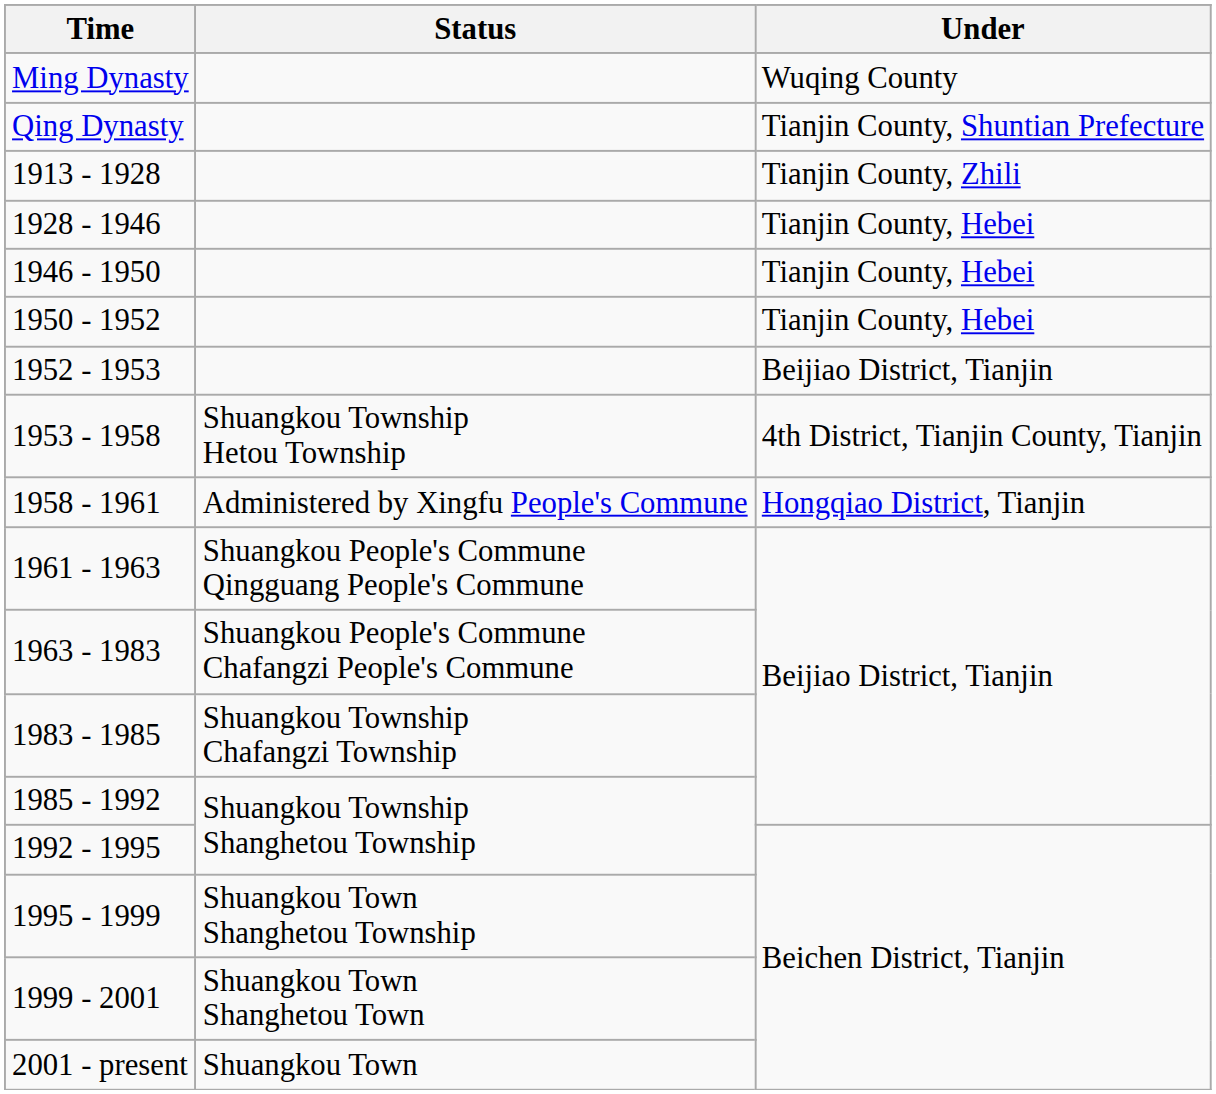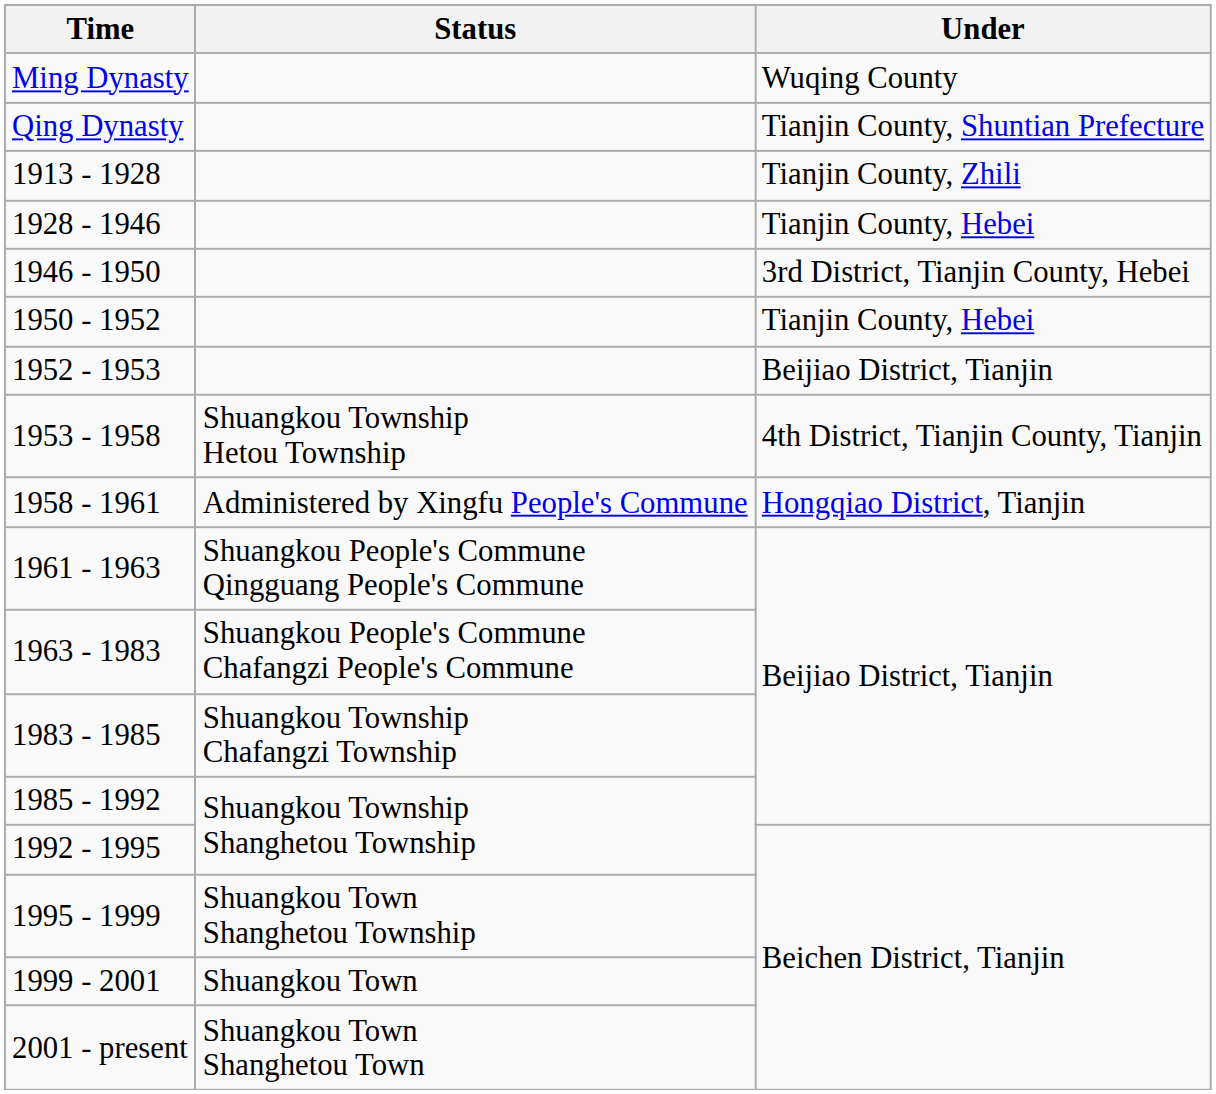(898, 272) Tianjin County, Hebei -> (976, 272) 3rd District, Tianjin County, Hebei
(314, 998) Shuangkou Town Shanghetou Town -> (310, 981) Shuangkou Town
(310, 1064) Shuangkou Town -> (314, 1047) Shuangkou Town Shanghetou Town
